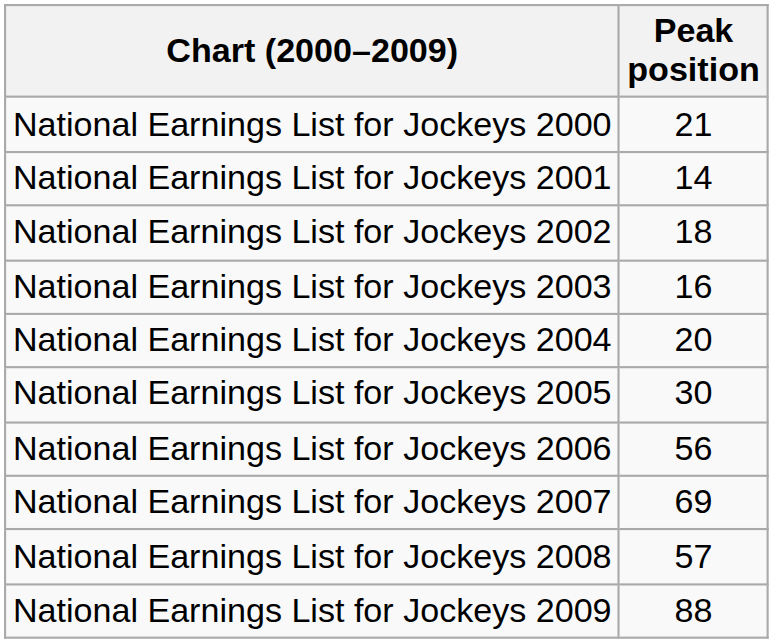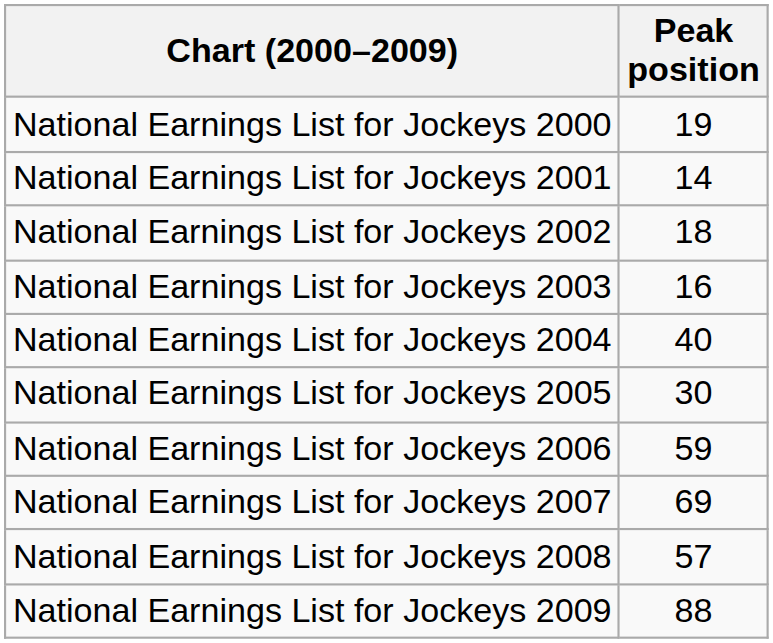(694, 123) 21 -> (694, 123) 19
(694, 340) 20 -> (694, 340) 40
(694, 448) 56 -> (694, 448) 59
